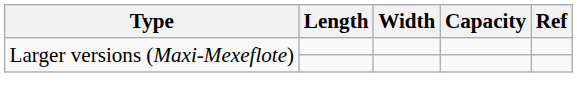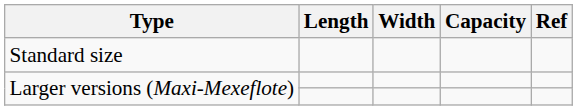+ row: (66, 54)
